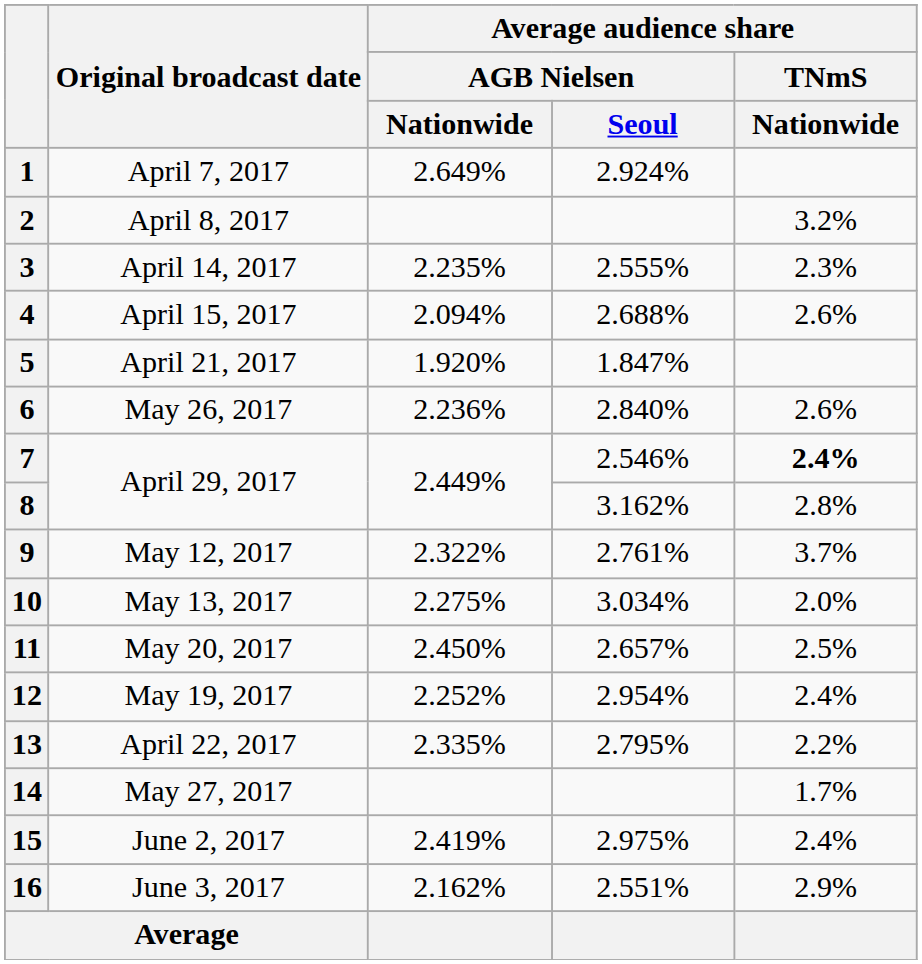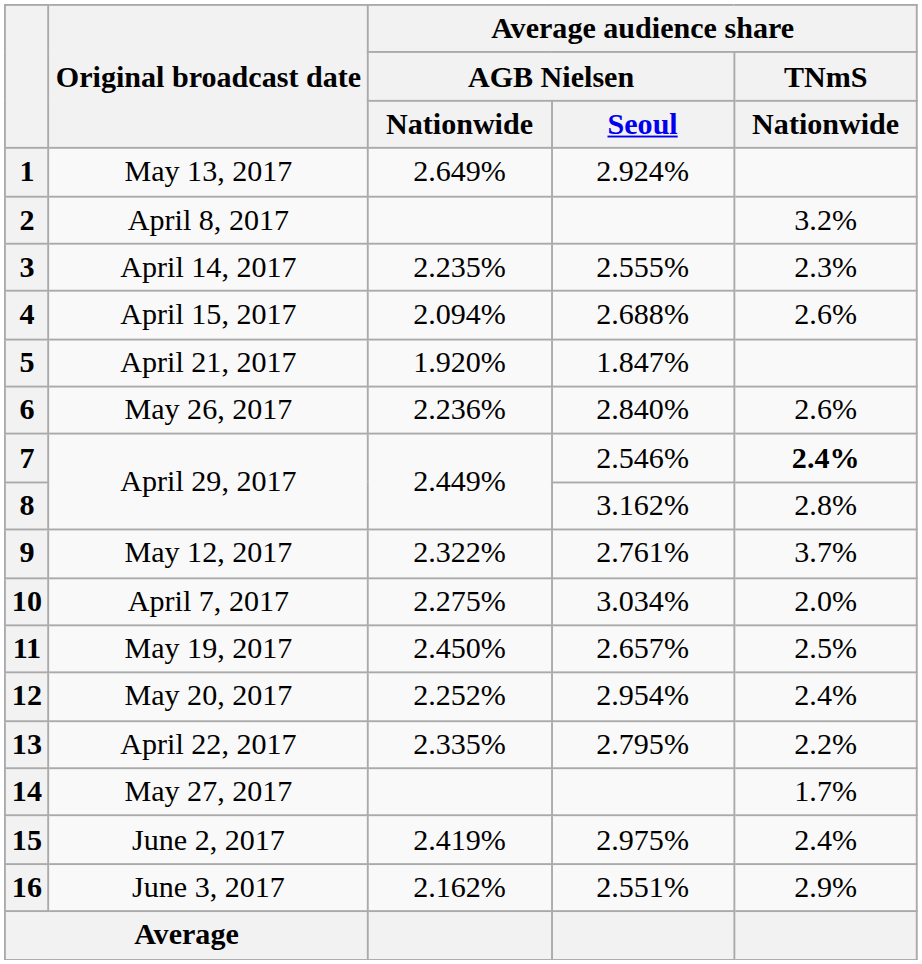(208, 171) April 7, 2017 -> (208, 171) May 13, 2017
(208, 600) May 13, 2017 -> (208, 600) April 7, 2017
(208, 648) May 20, 2017 -> (208, 648) May 19, 2017
(208, 696) May 19, 2017 -> (208, 696) May 20, 2017
